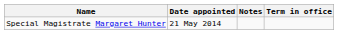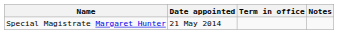columns swapped: (299, 11) <-> (251, 11)
